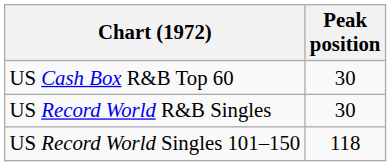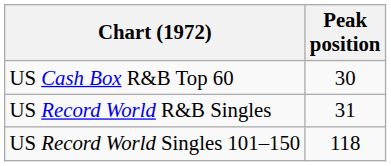(345, 110) 30 -> (345, 110) 31
